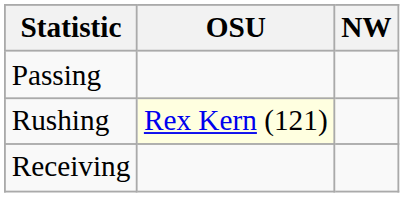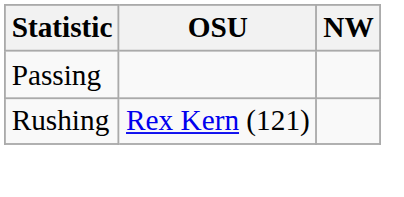(236, 120) lightyellow background -> (218, 120) no background
- row: (71, 167)
